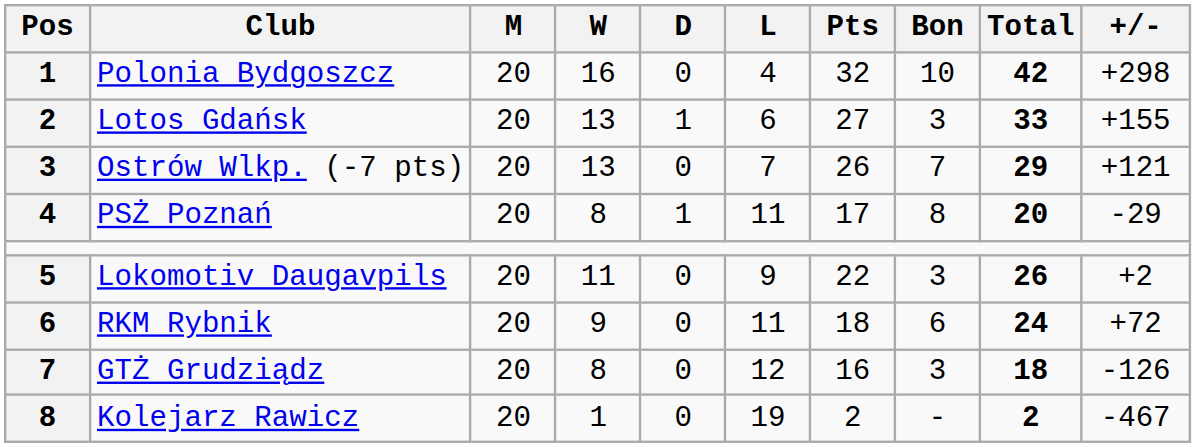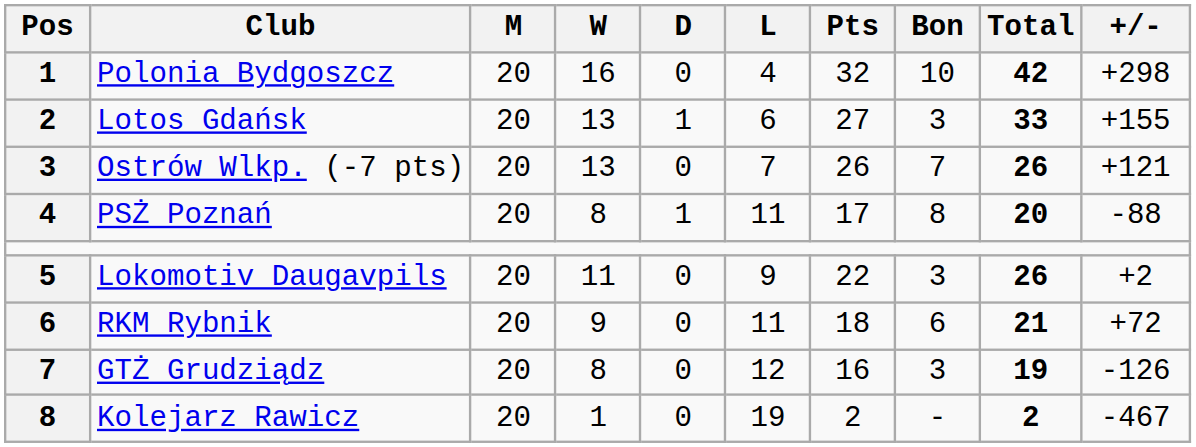(1031, 170) 29 -> (1031, 170) 26
(1136, 217) -29 -> (1136, 217) -88
(1031, 325) 24 -> (1031, 325) 21
(1031, 372) 18 -> (1031, 372) 19
